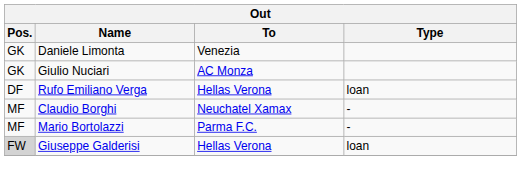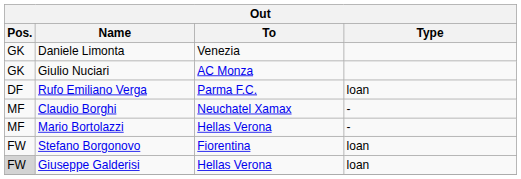(234, 90) Hellas Verona -> (227, 90) Parma F.C.
(227, 128) Parma F.C. -> (234, 128) Hellas Verona
+ row: (89, 146)
